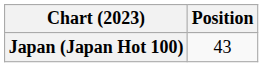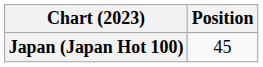(223, 47) 43 -> (223, 47) 45
